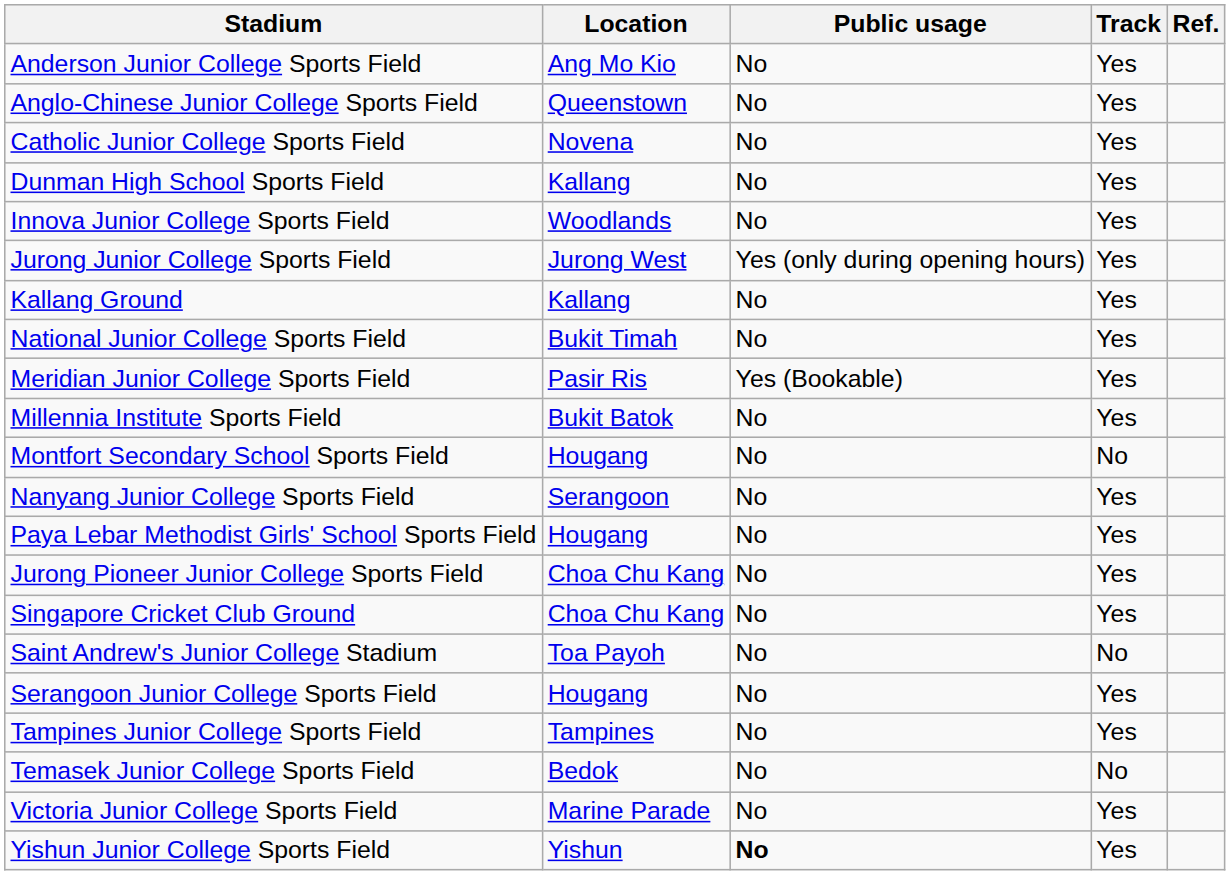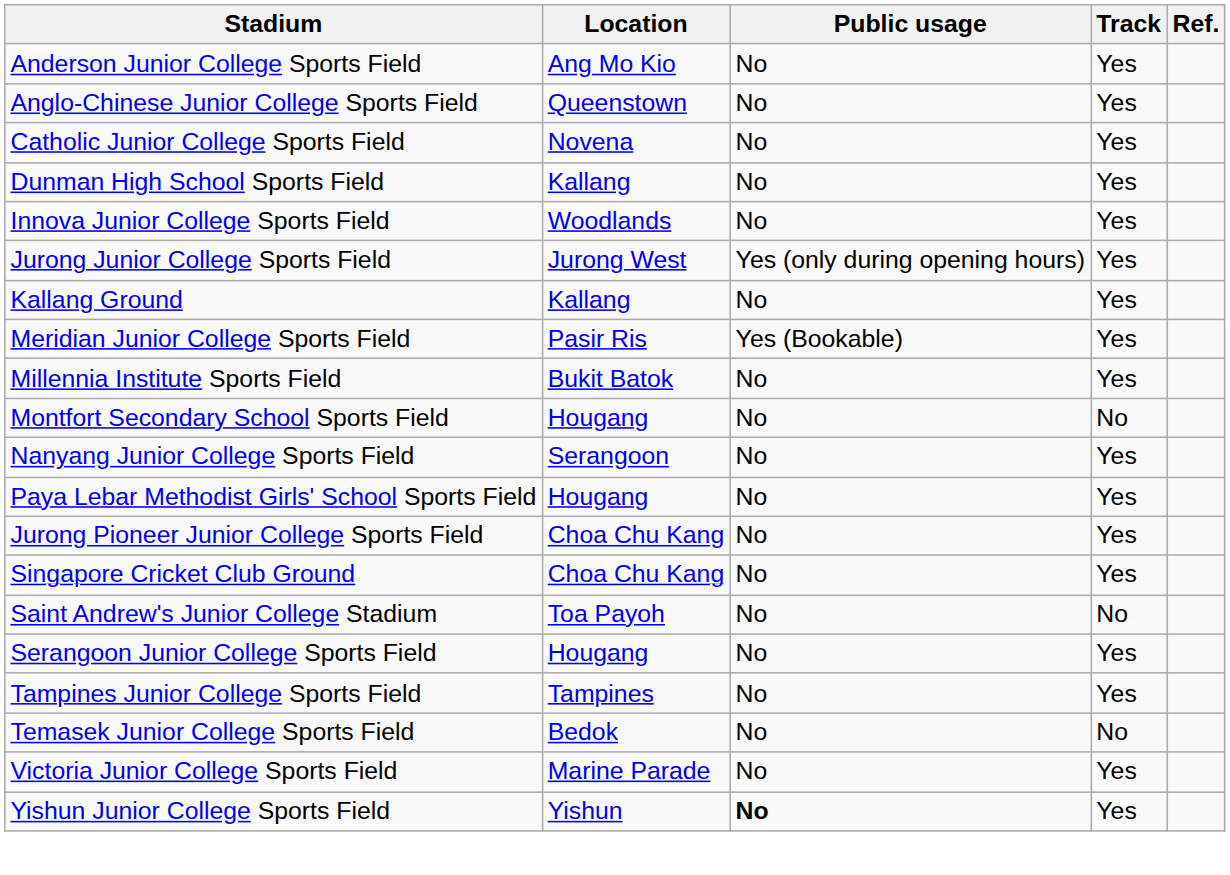- row: (208, 338)
